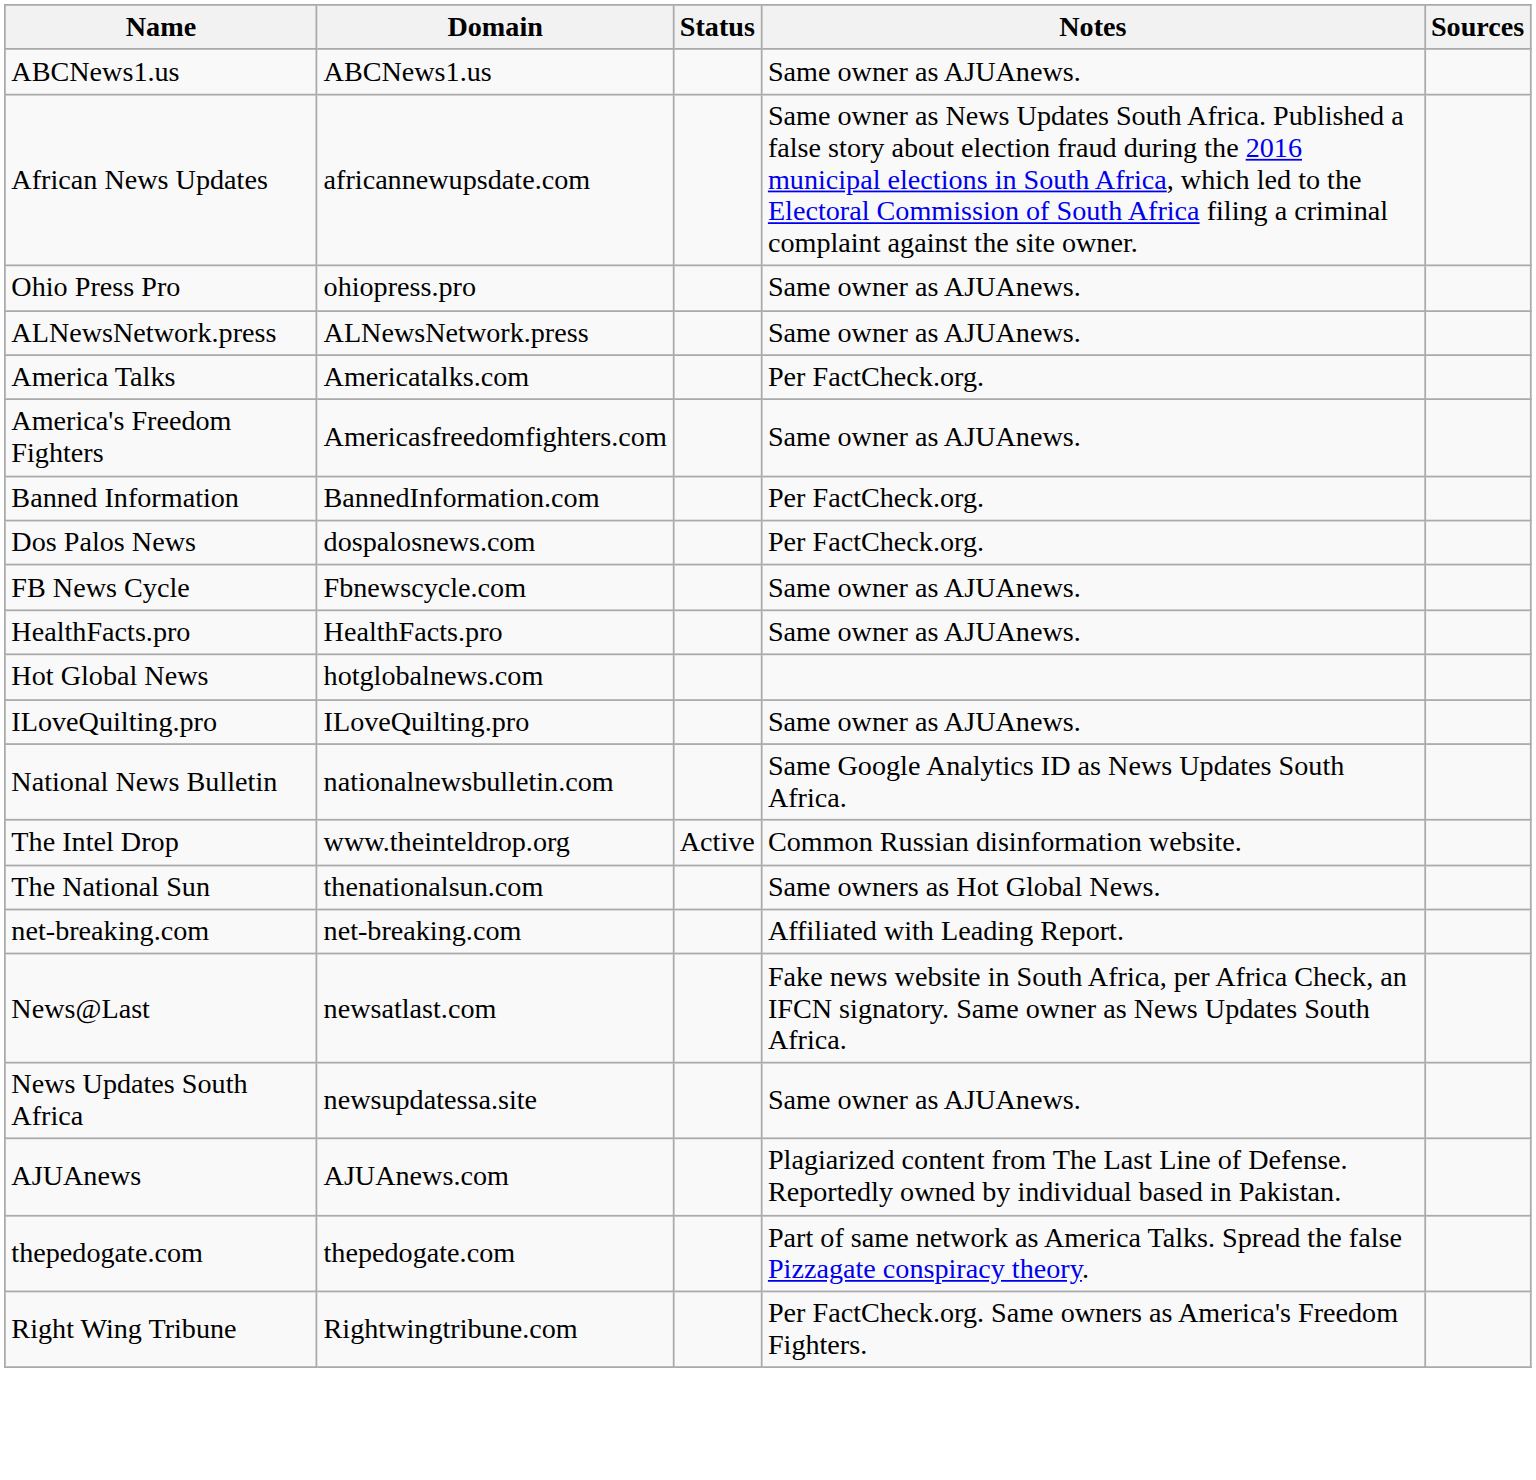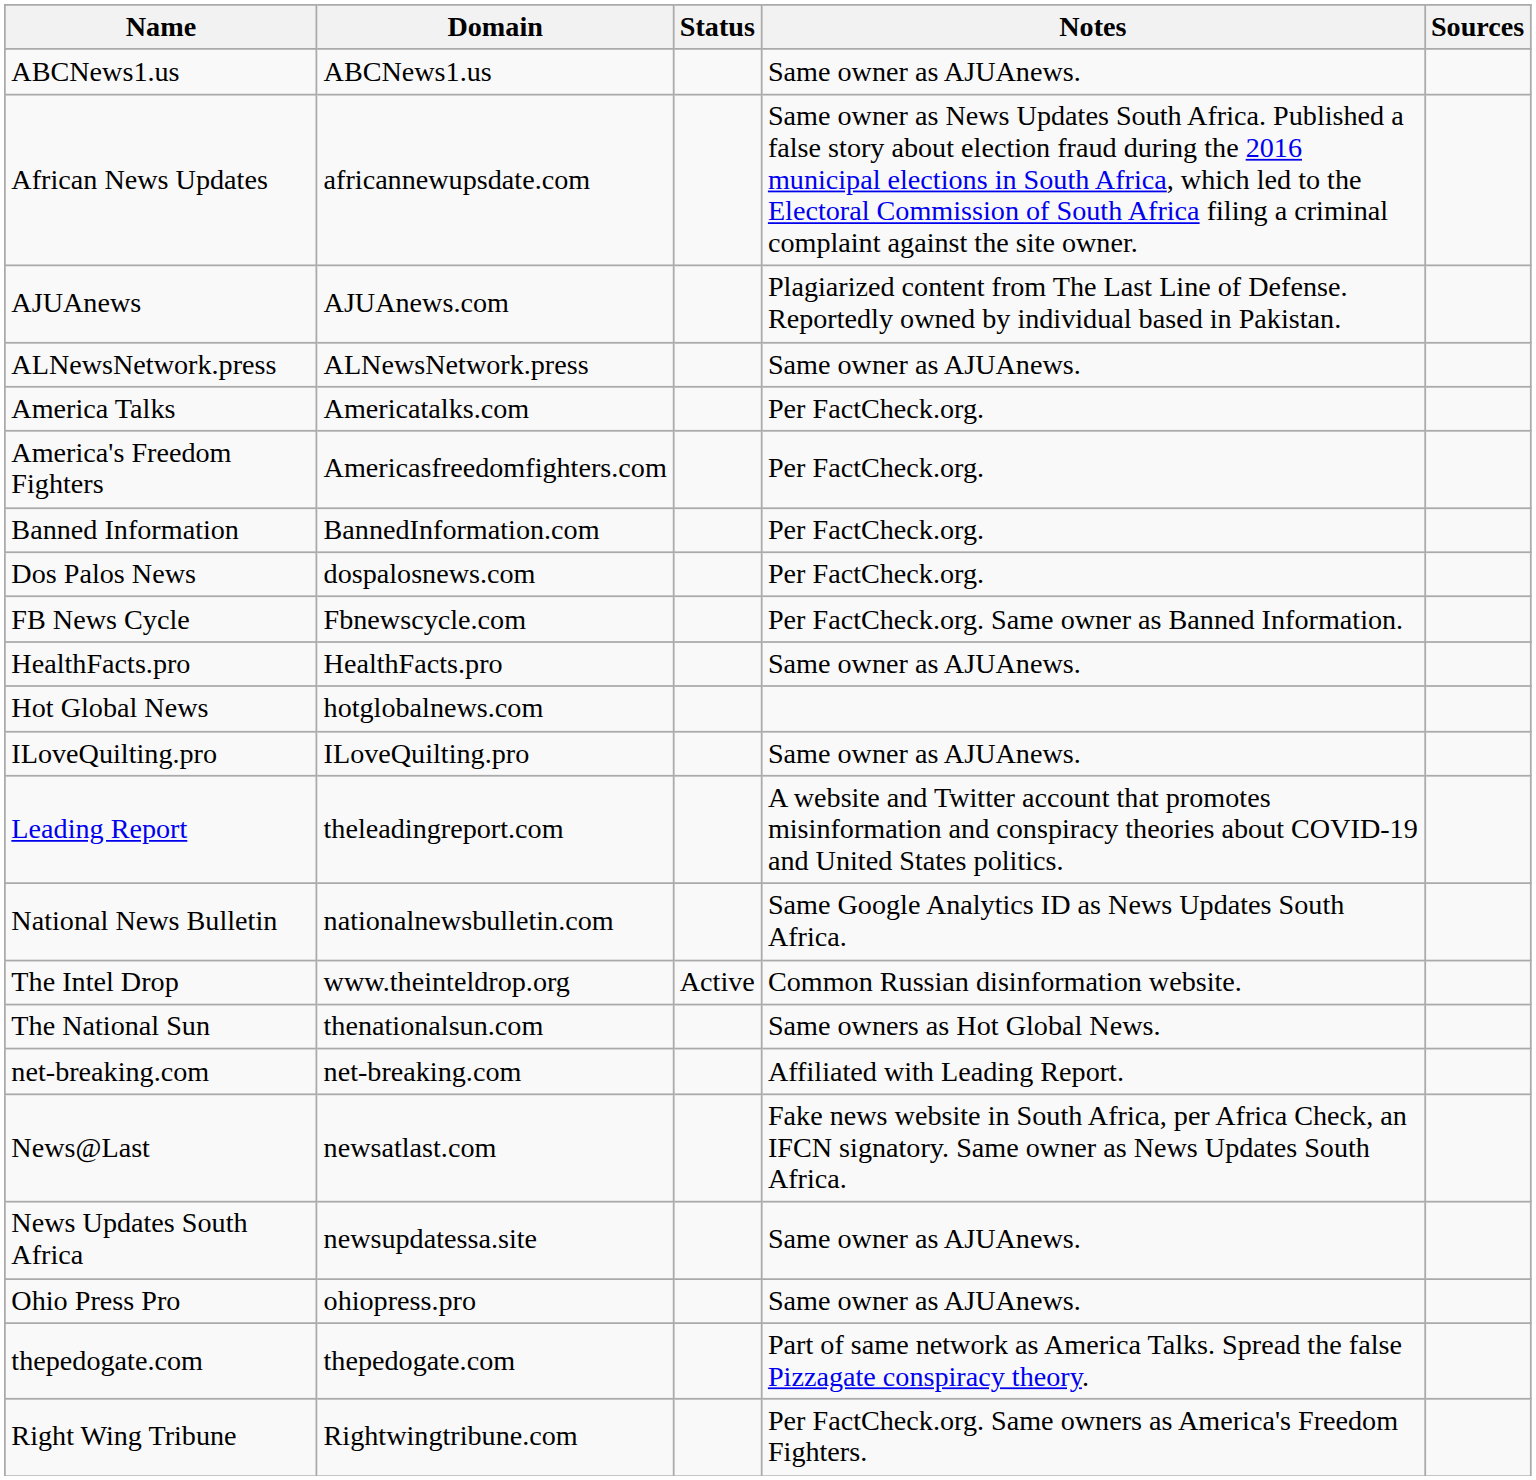rows swapped: (76, 1176) <-> (96, 287)
(924, 437) Same owner as AJUAnews. -> (876, 469) Per FactCheck.org.
(924, 587) Same owner as AJUAnews. -> (1086, 618) Per FactCheck.org. Same owner as Banned Information.
+ row: (99, 829)
